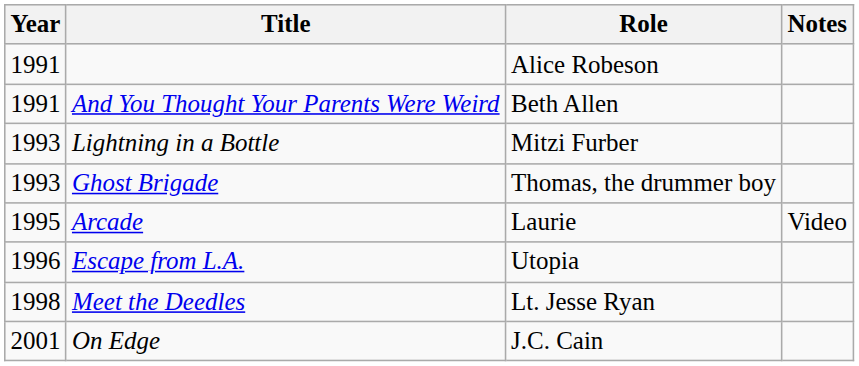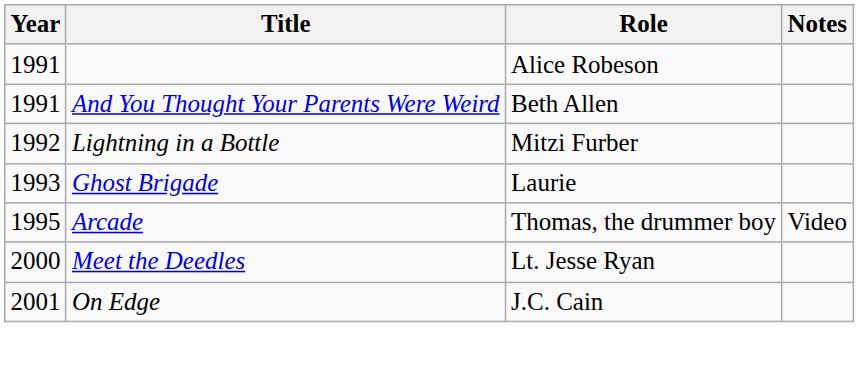(35, 143) 1993 -> (35, 143) 1992
(644, 182) Thomas, the drummer boy -> (544, 182) Laurie
(544, 222) Laurie -> (644, 222) Thomas, the drummer boy
- row: (158, 261)
(35, 301) 1998 -> (35, 261) 2000
